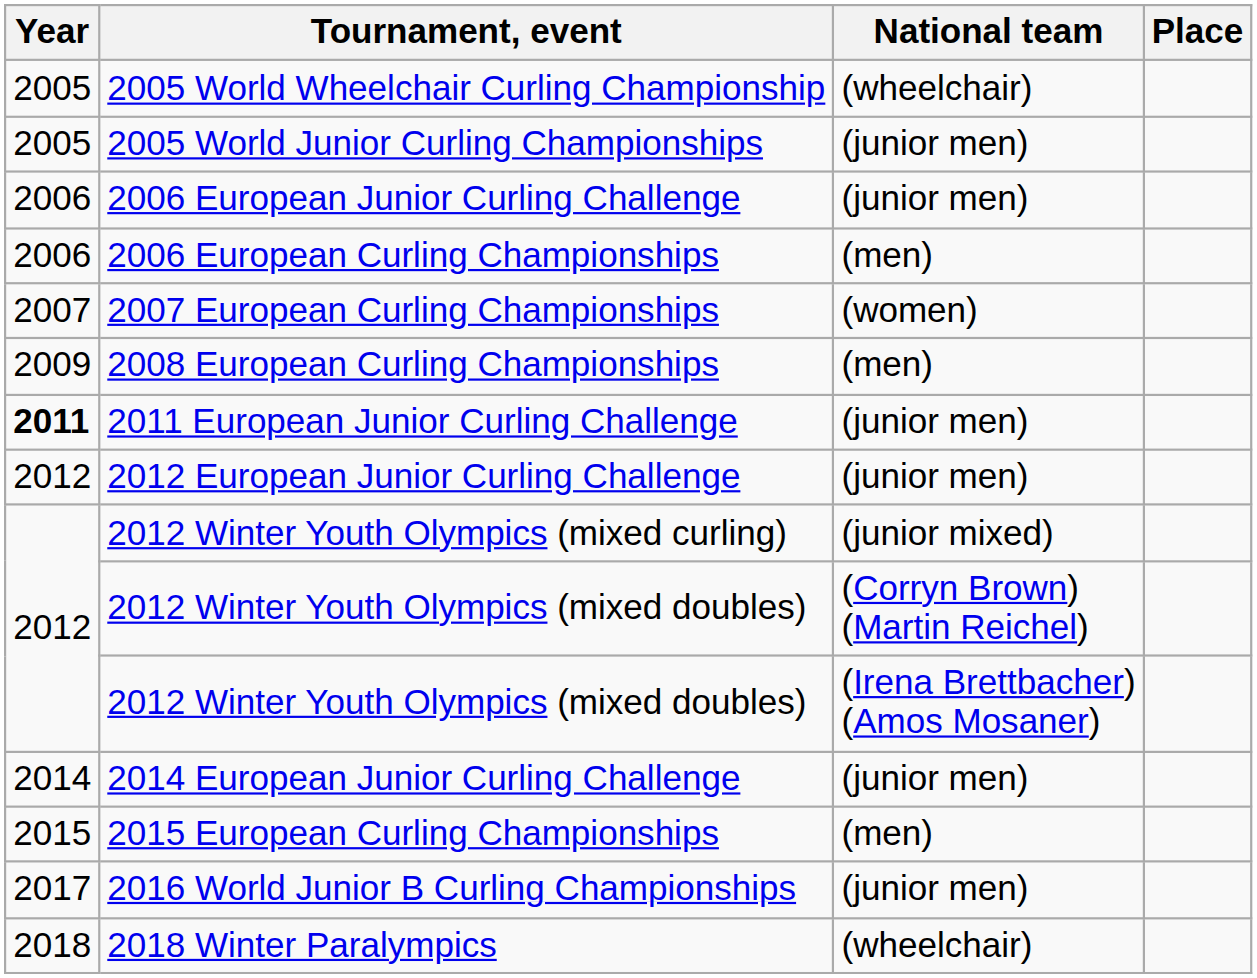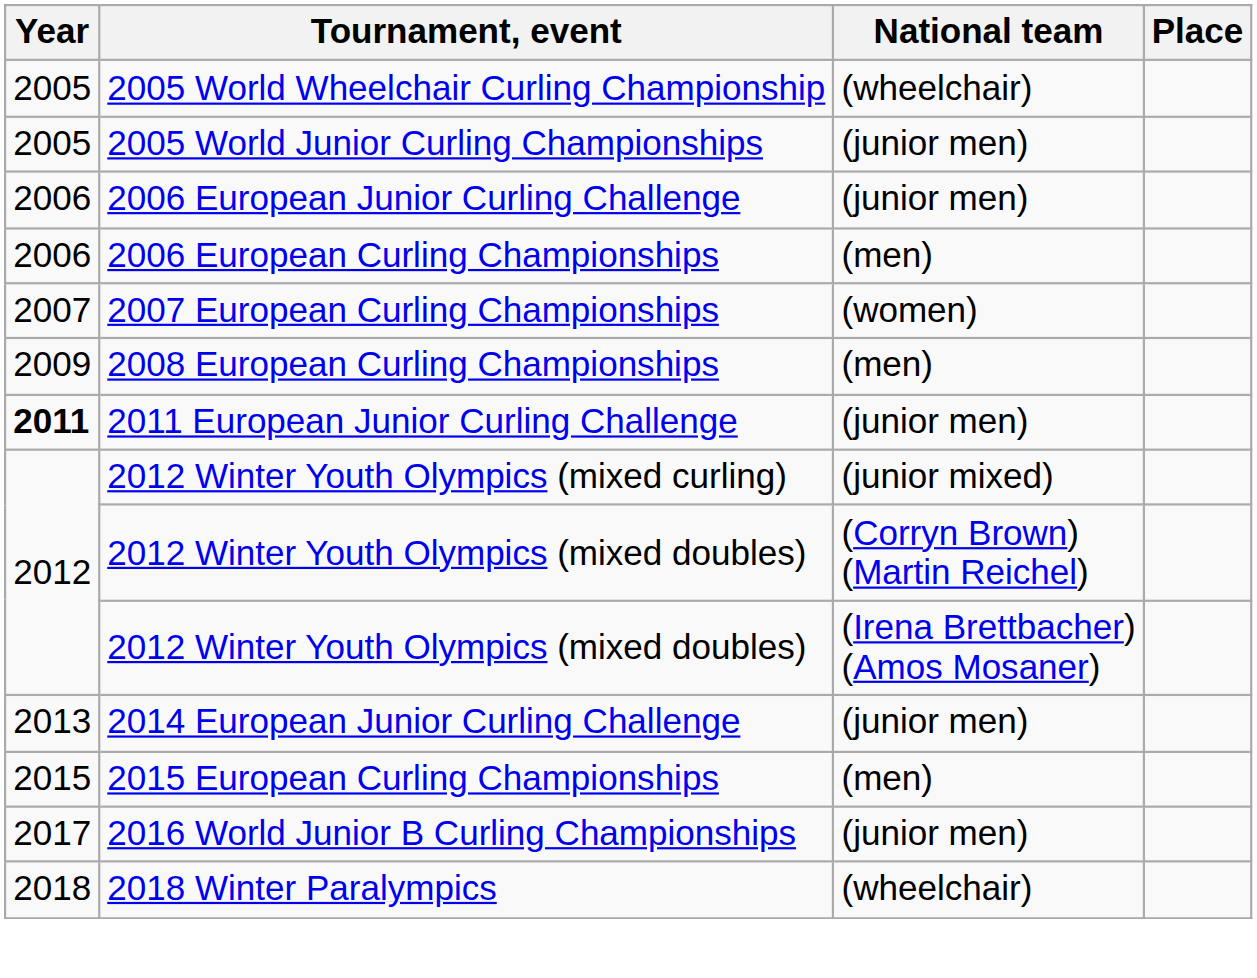- row: (424, 476)
(52, 777) 2014 -> (52, 722) 2013
